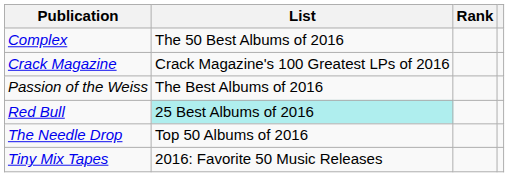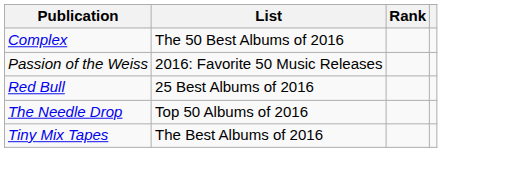- row: (62, 64)
(239, 87) The Best Albums of 2016 -> (269, 64) 2016: Favorite 50 Music Releases
(234, 111) paleturquoise background -> (234, 87) no background
(269, 159) 2016: Favorite 50 Music Releases -> (239, 135) The Best Albums of 2016
